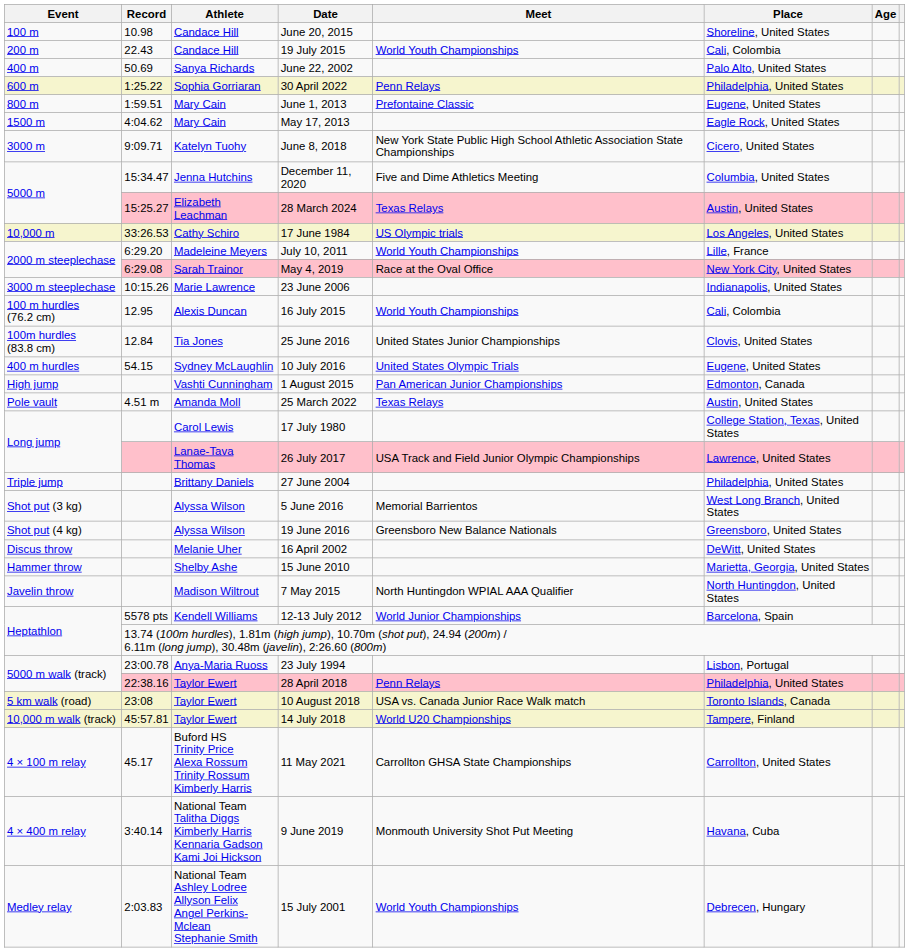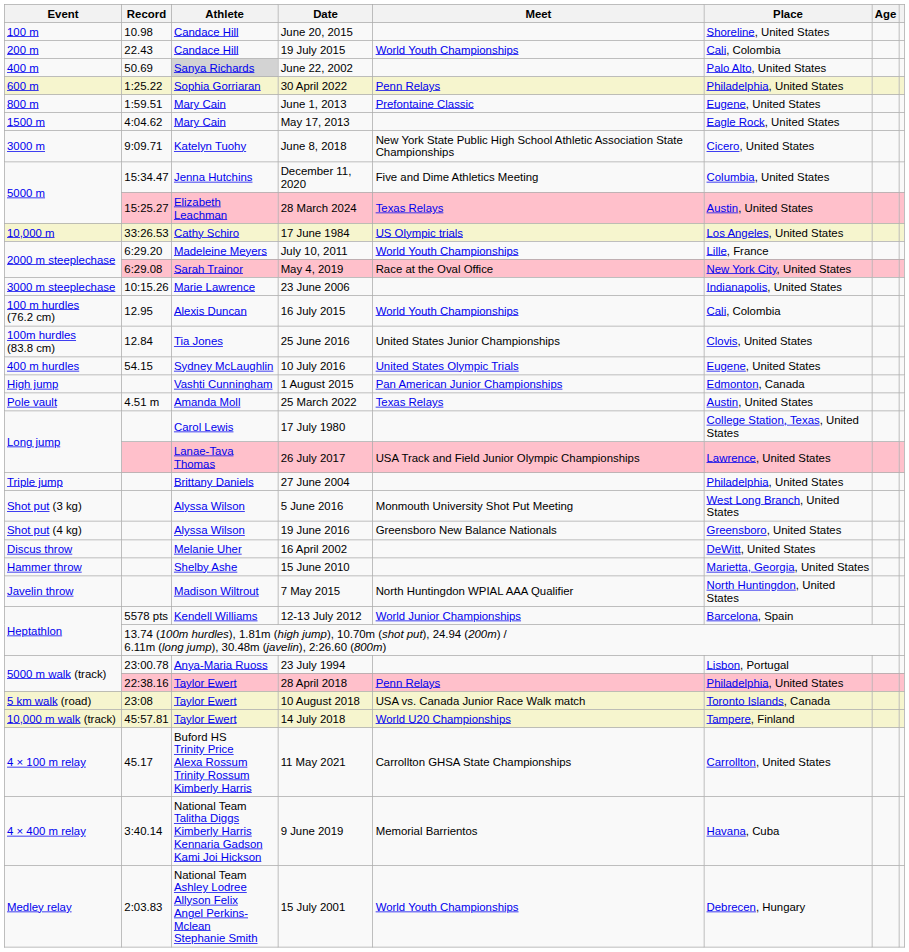(214, 68) no background -> (214, 68) lightgrey background
(427, 506) Memorial Barrientos -> (474, 506) Monmouth University Shot Put Meeting
(474, 831) Monmouth University Shot Put Meeting -> (427, 831) Memorial Barrientos
